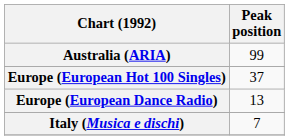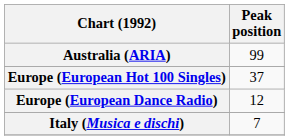(257, 100) 13 -> (257, 100) 12
